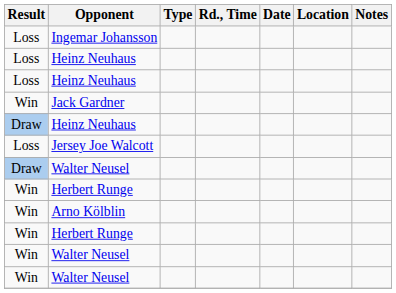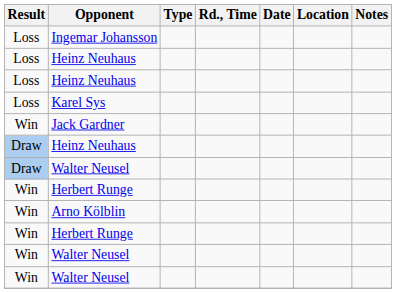+ row: (26, 102)
- row: (26, 146)
